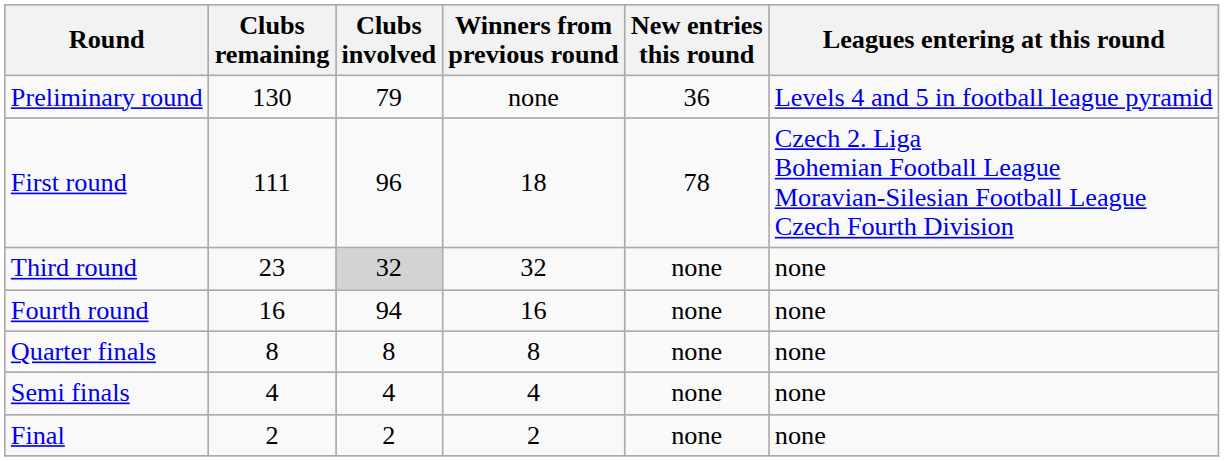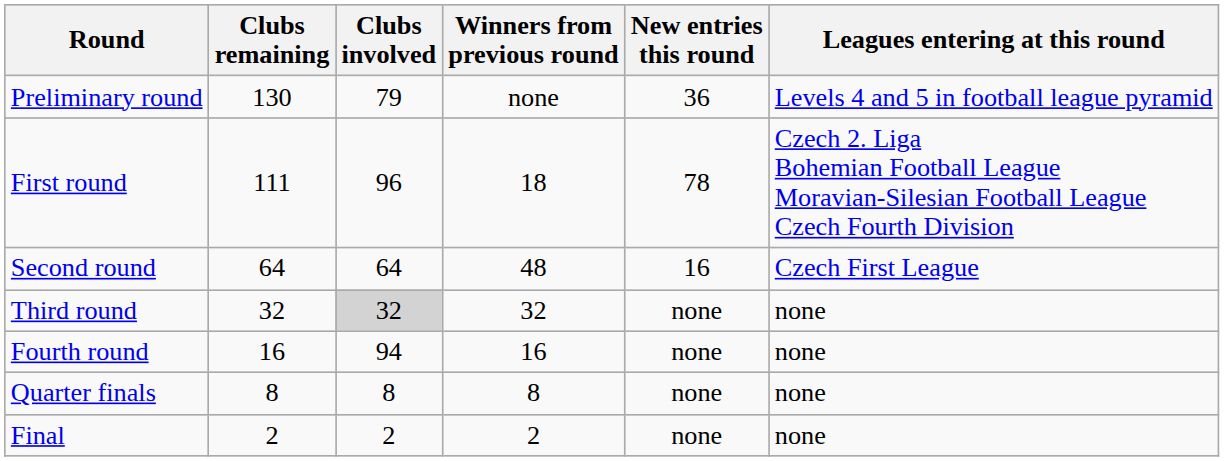+ row: (83, 268)
(272, 268) 23 -> (272, 309) 32
- row: (70, 393)
